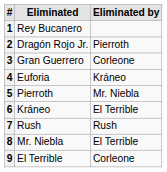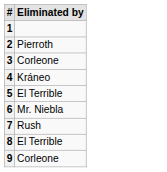- column: (53, 12)
(116, 93) Mr. Niebla -> (40, 93) El Terrible
(116, 110) El Terrible -> (40, 110) Mr. Niebla
